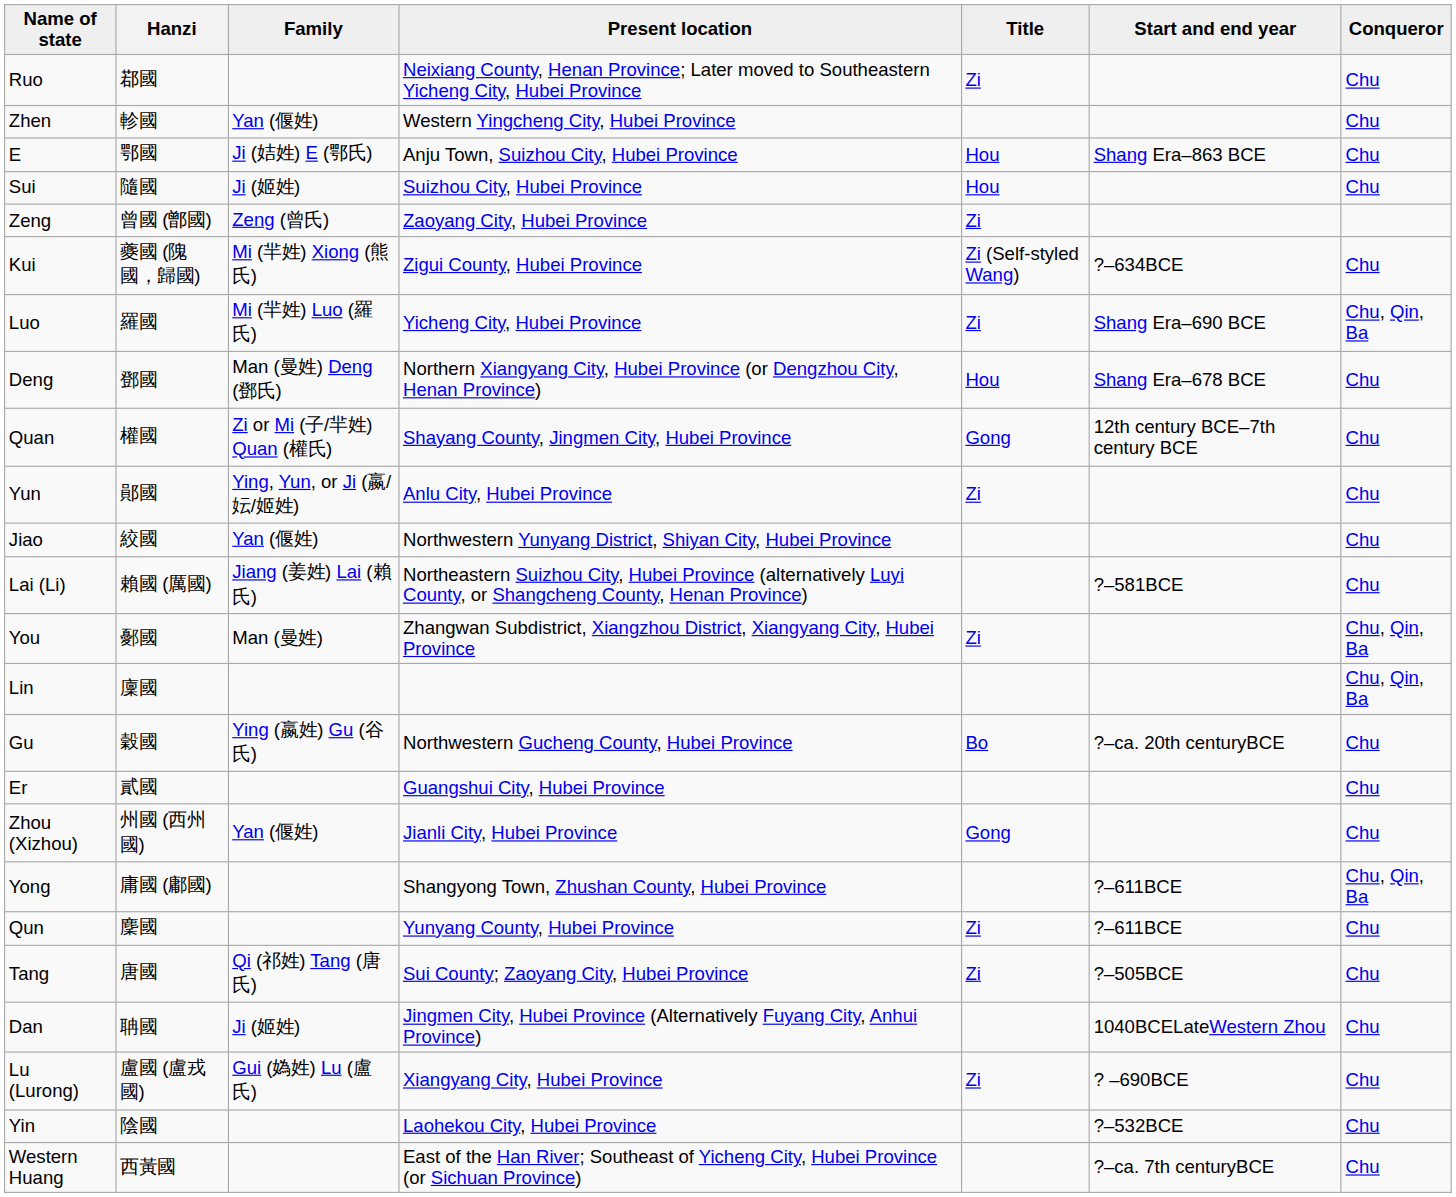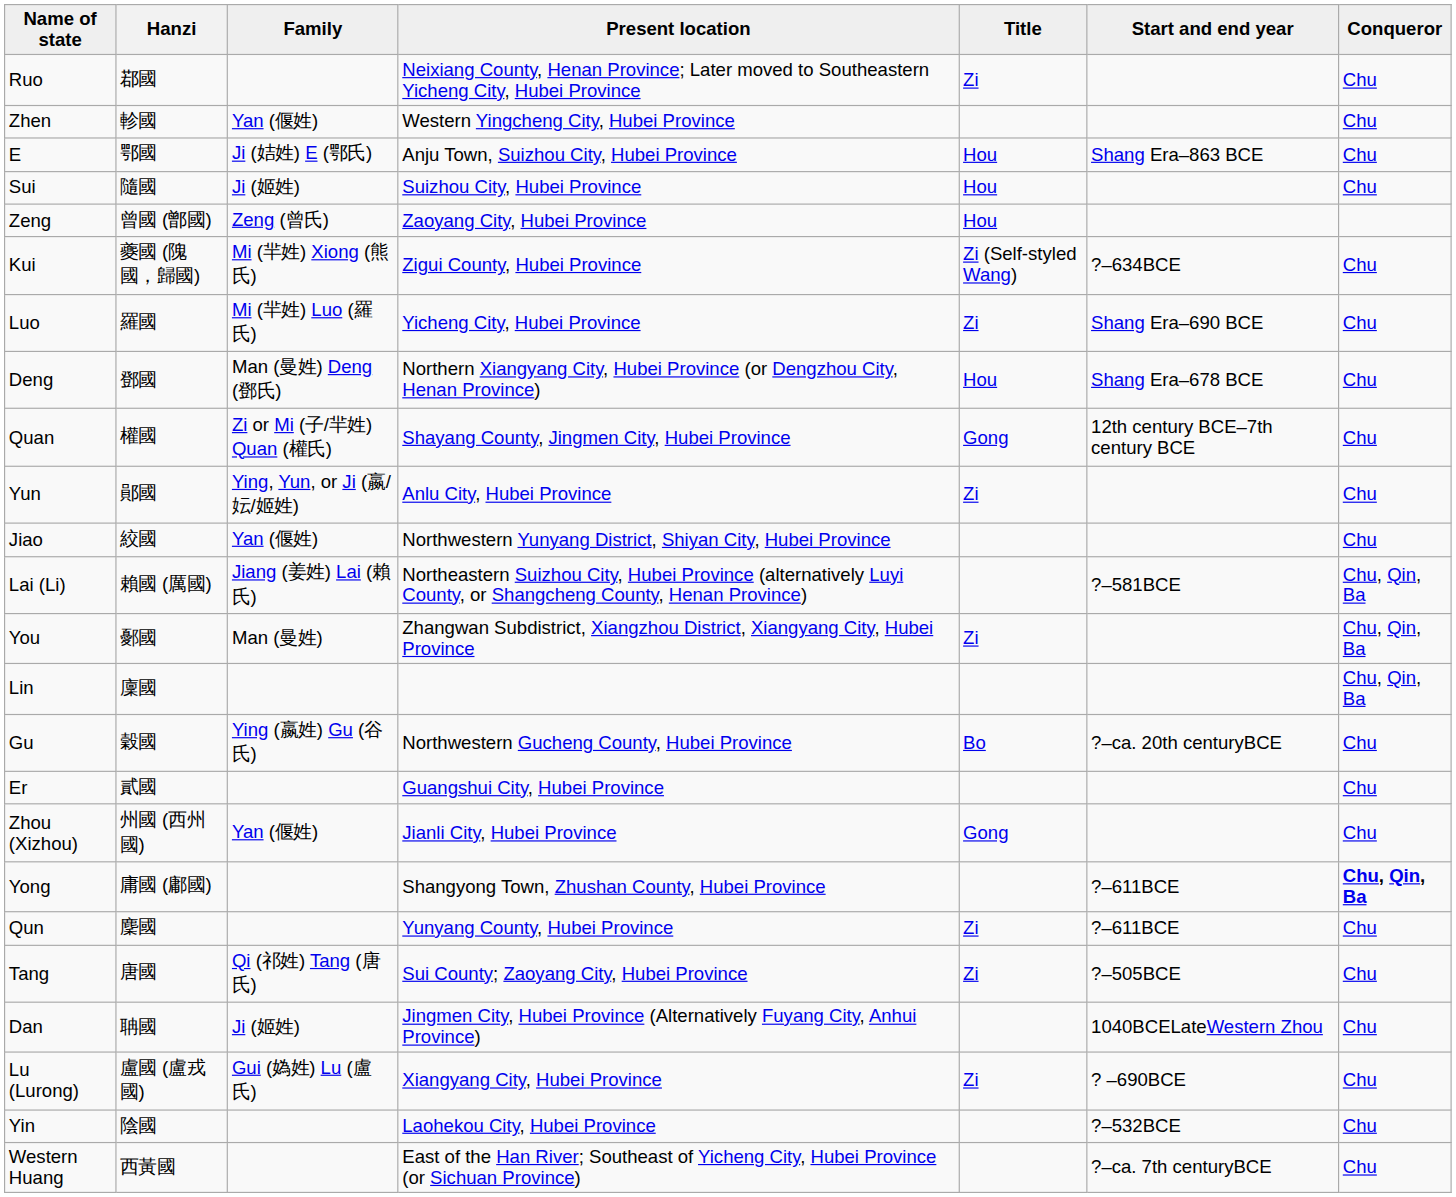(973, 220) Zi -> (980, 220) Hou
(1385, 322) Chu, Qin, Ba -> (1360, 322) Chu
(1363, 584) Chu -> (1382, 584) Chu, Qin, Ba
(1385, 886) normal -> (1384, 886) bold
